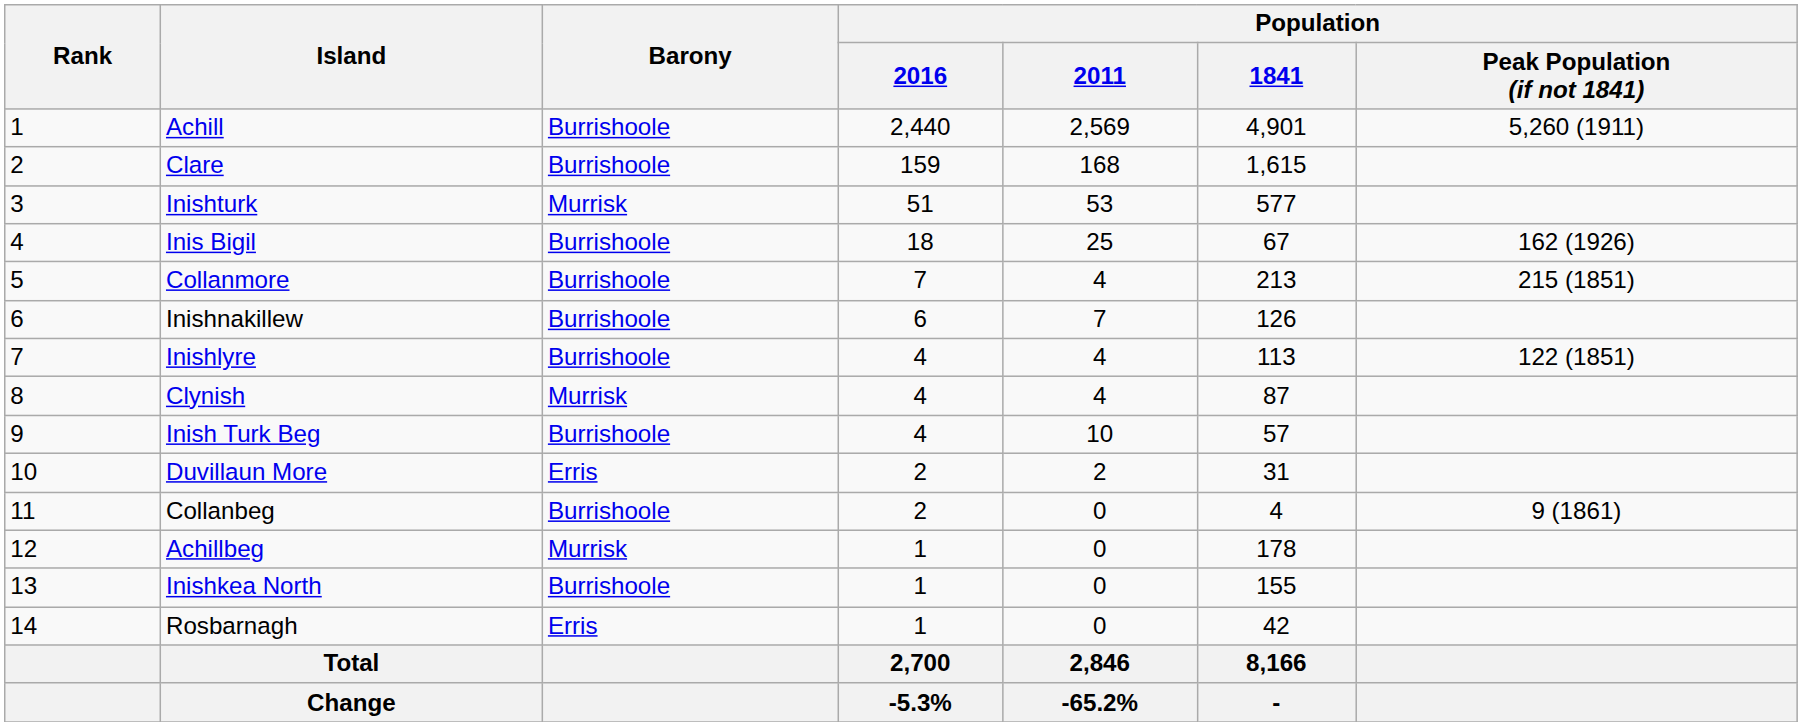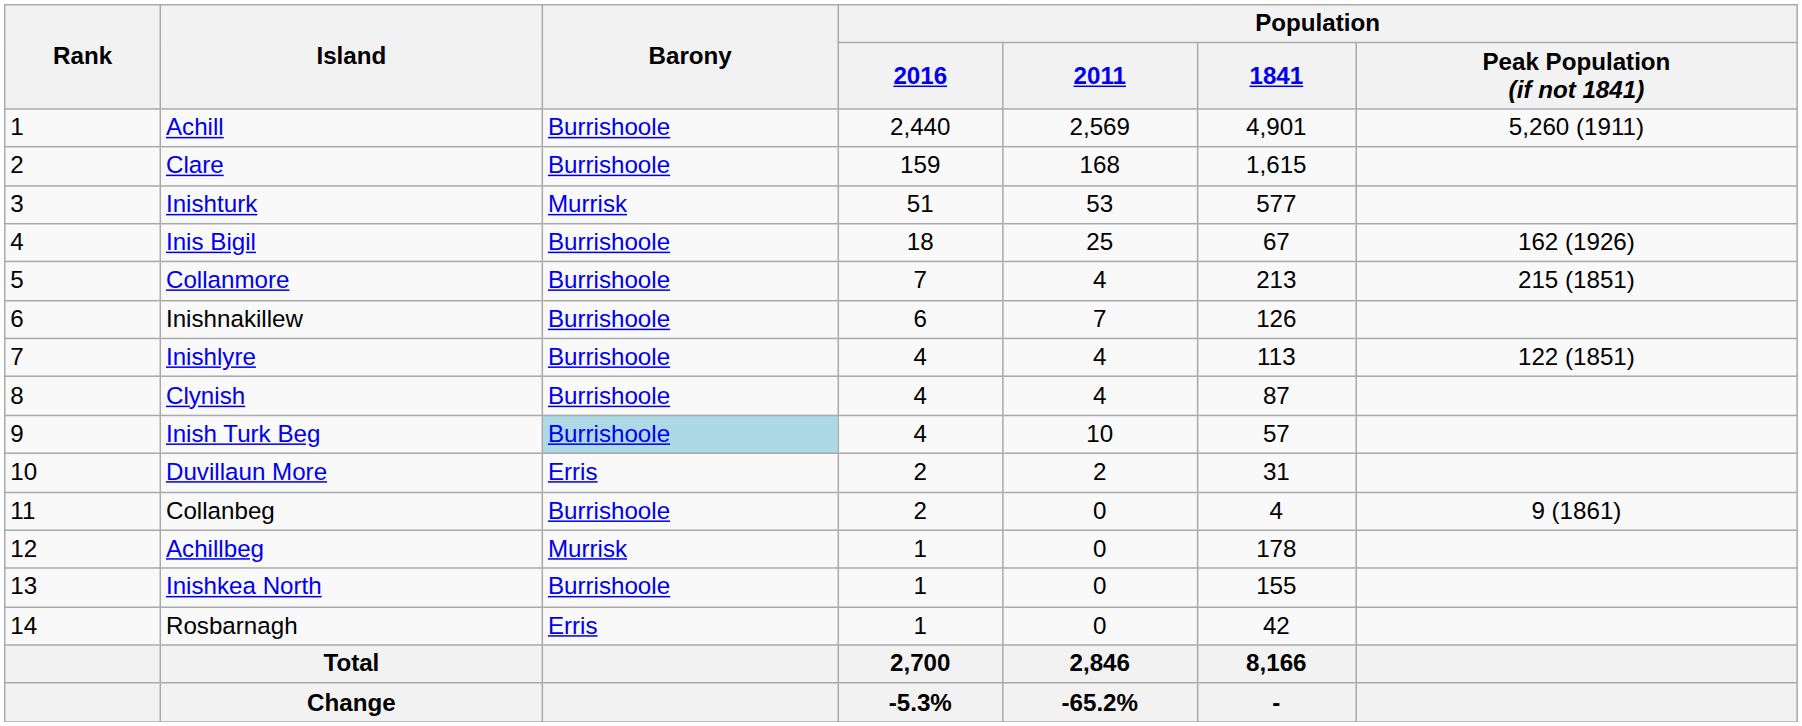(587, 395) Murrisk -> (609, 395) Burrishoole
(609, 434) no background -> (609, 434) lightblue background
